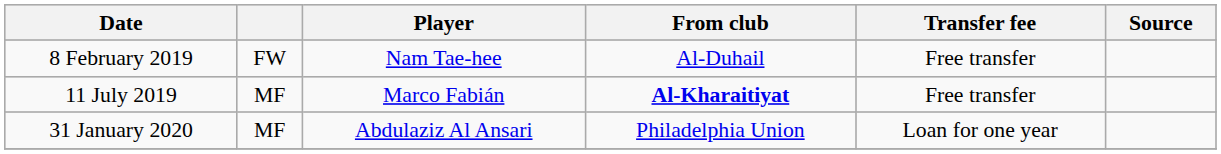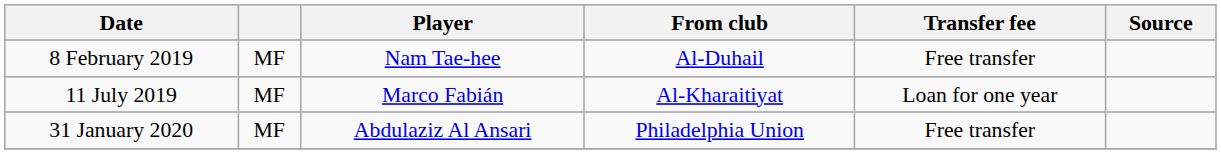(270, 57) FW -> (269, 57) MF
(720, 93) bold -> (720, 93) normal
(980, 93) Free transfer -> (980, 93) Loan for one year
(980, 129) Loan for one year -> (980, 129) Free transfer
